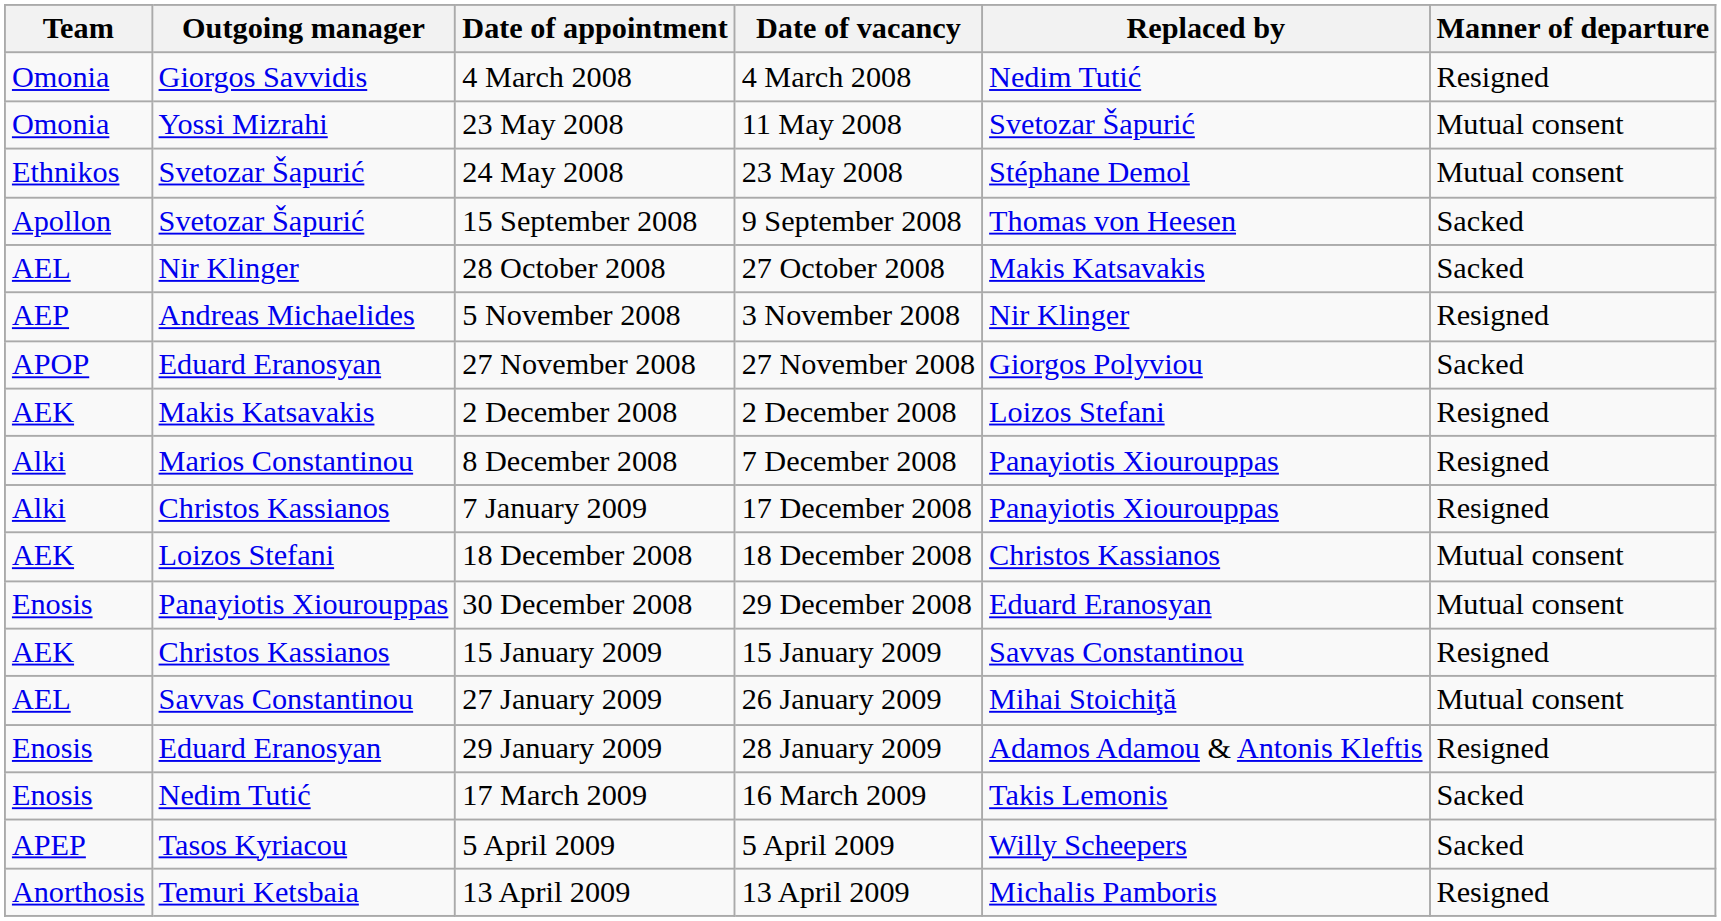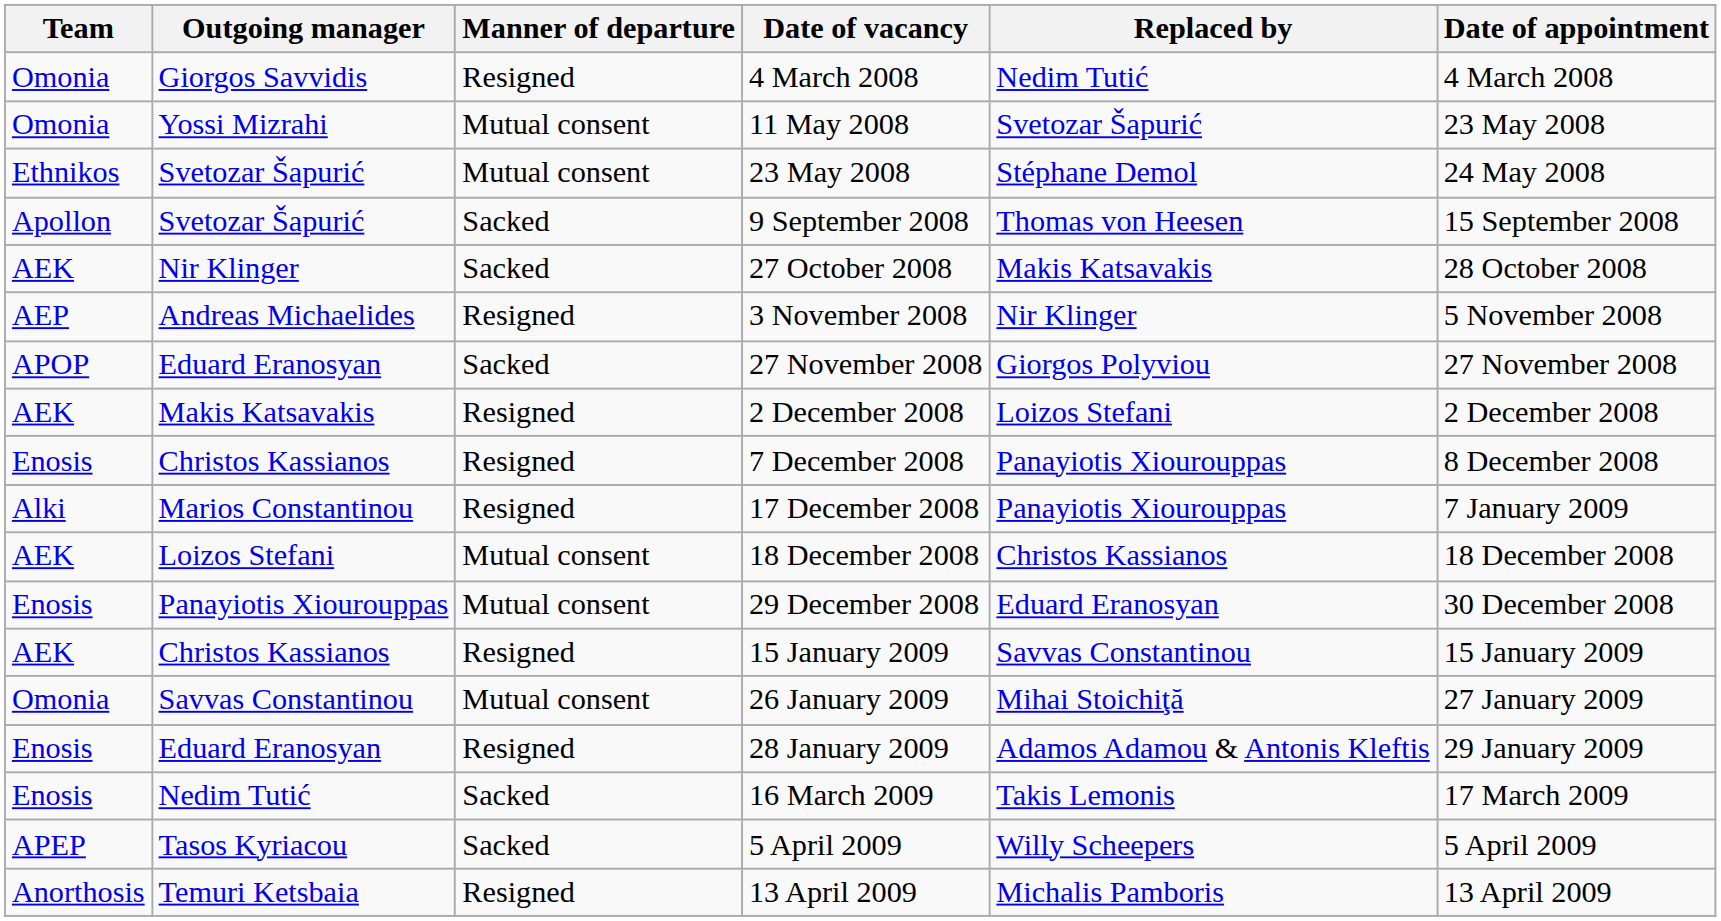columns swapped: (1573, 28) <-> (595, 28)
(41, 268) AEL -> (43, 268) AEK
(39, 460) Alki -> (52, 460) Enosis
(286, 460) Marios Constantinou -> (274, 460) Christos Kassianos
(274, 508) Christos Kassianos -> (286, 508) Marios Constantinou
(41, 699) AEL -> (61, 699) Omonia
